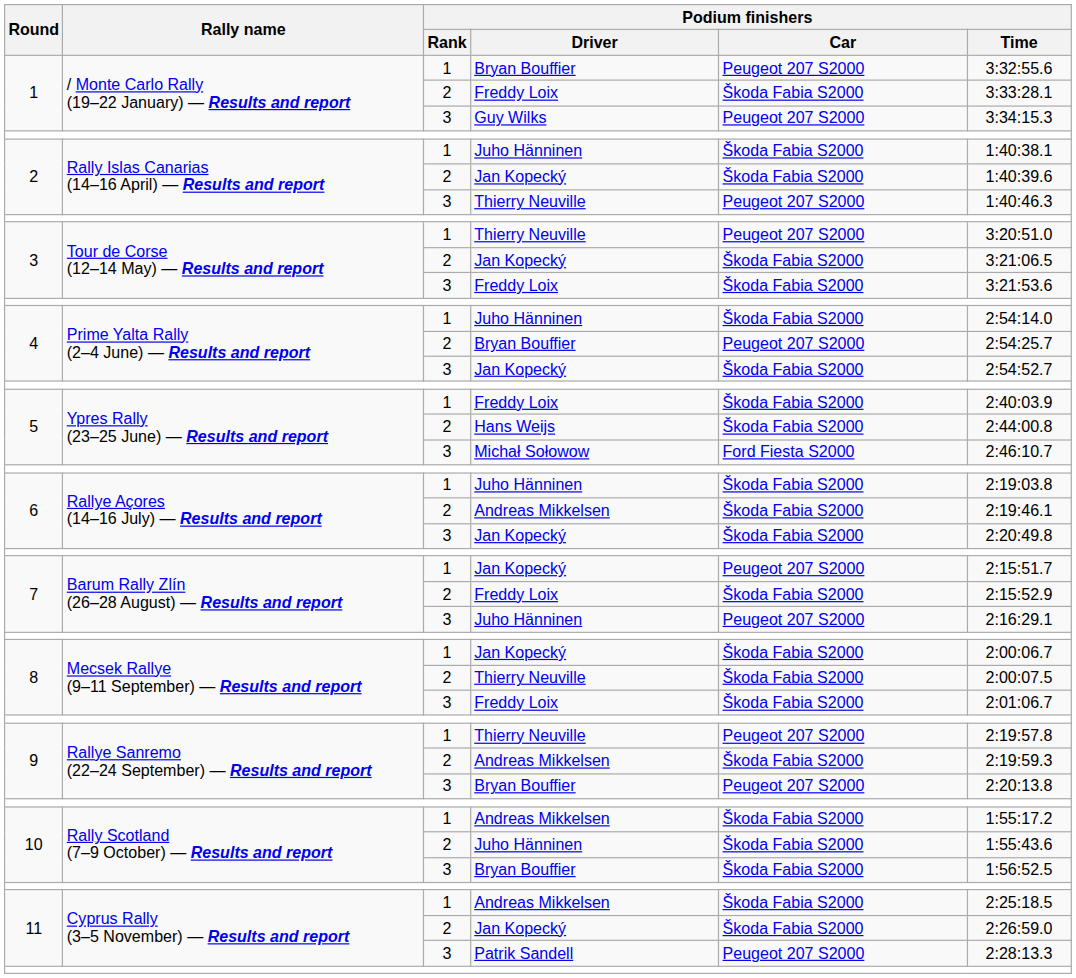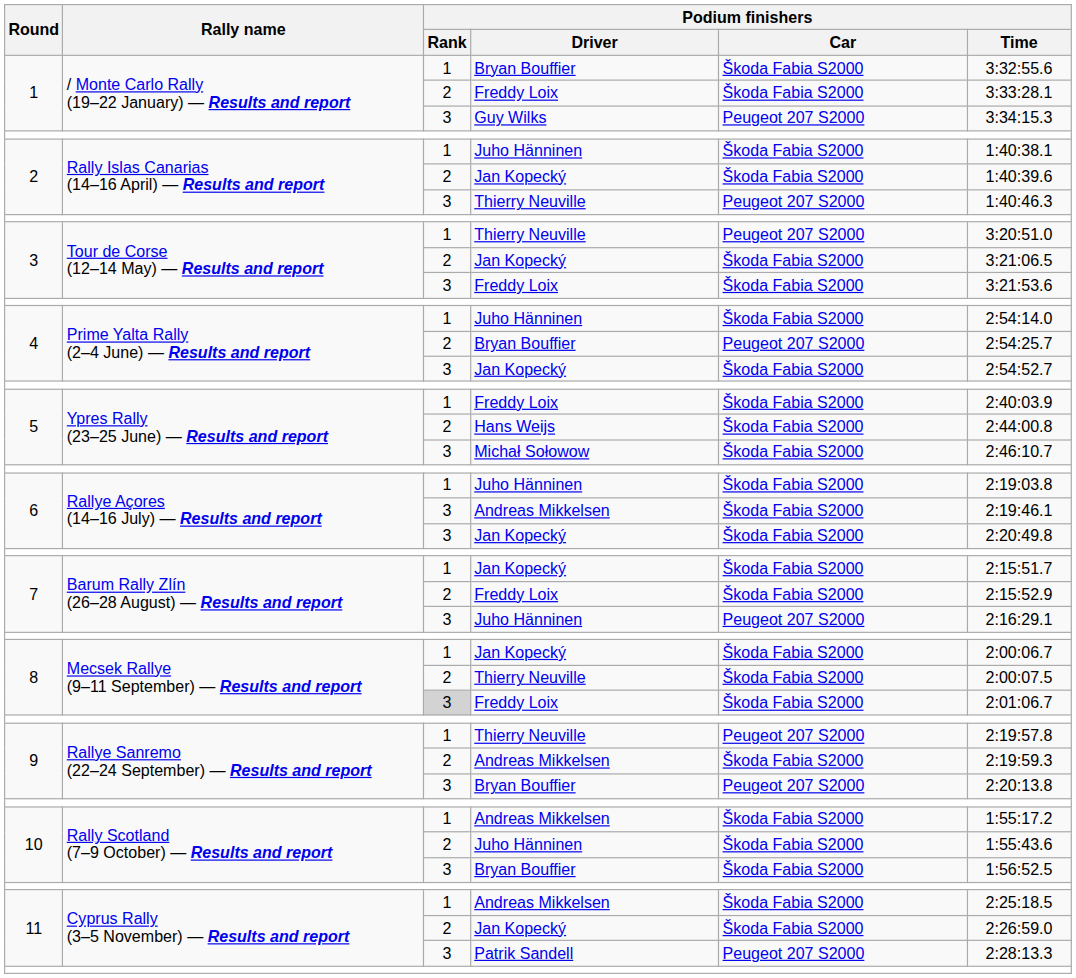(793, 67) Peugeot 207 S2000 -> (793, 67) Škoda Fabia S2000
(789, 452) Ford Fiesta S2000 -> (793, 452) Škoda Fabia S2000
(447, 510) 2 -> (447, 510) 3
(793, 568) Peugeot 207 S2000 -> (793, 568) Škoda Fabia S2000
(447, 702) no background -> (447, 702) lightgrey background
